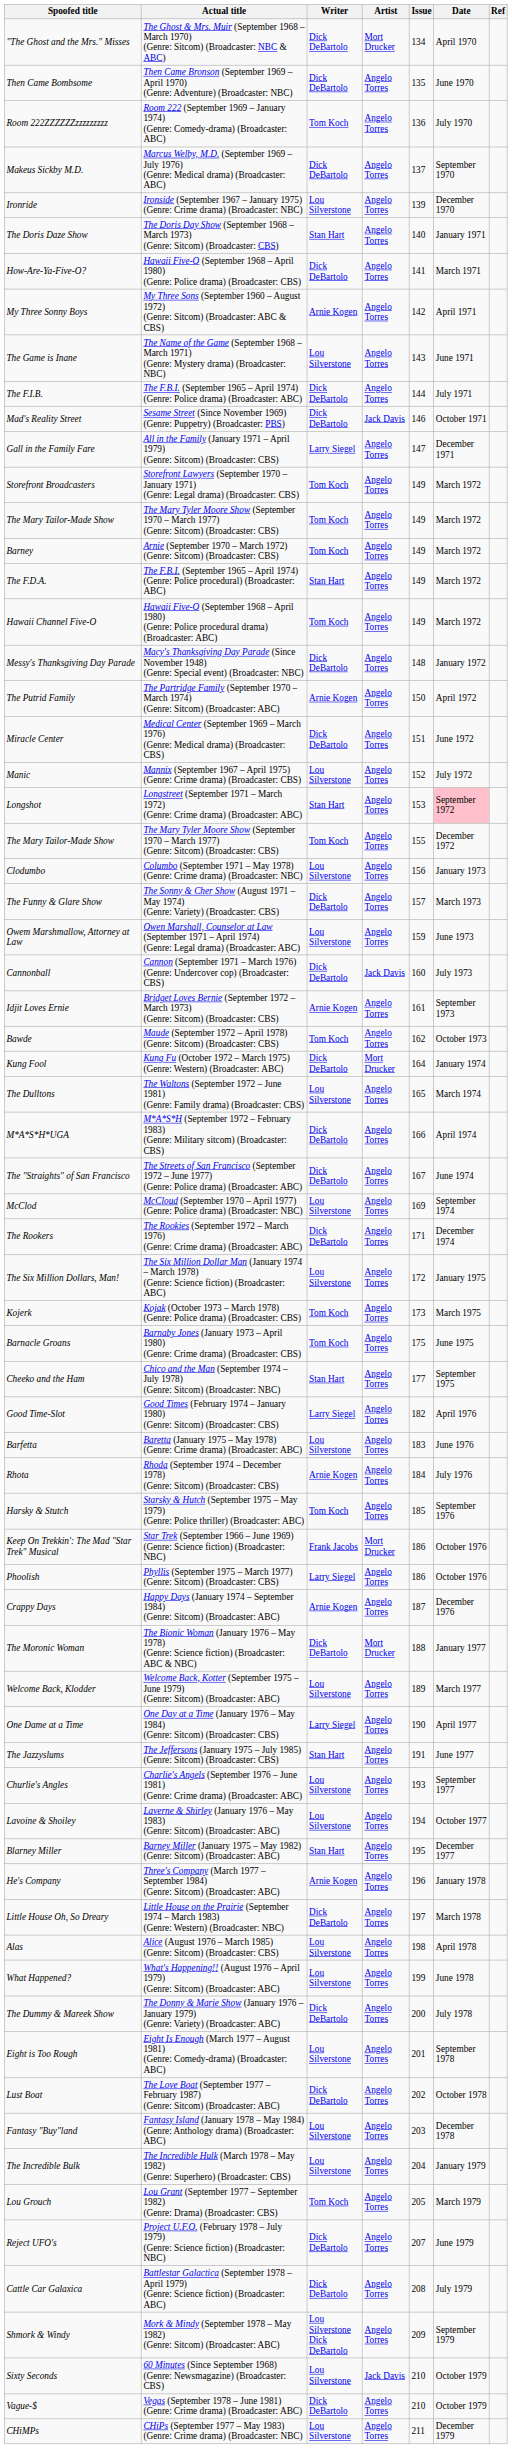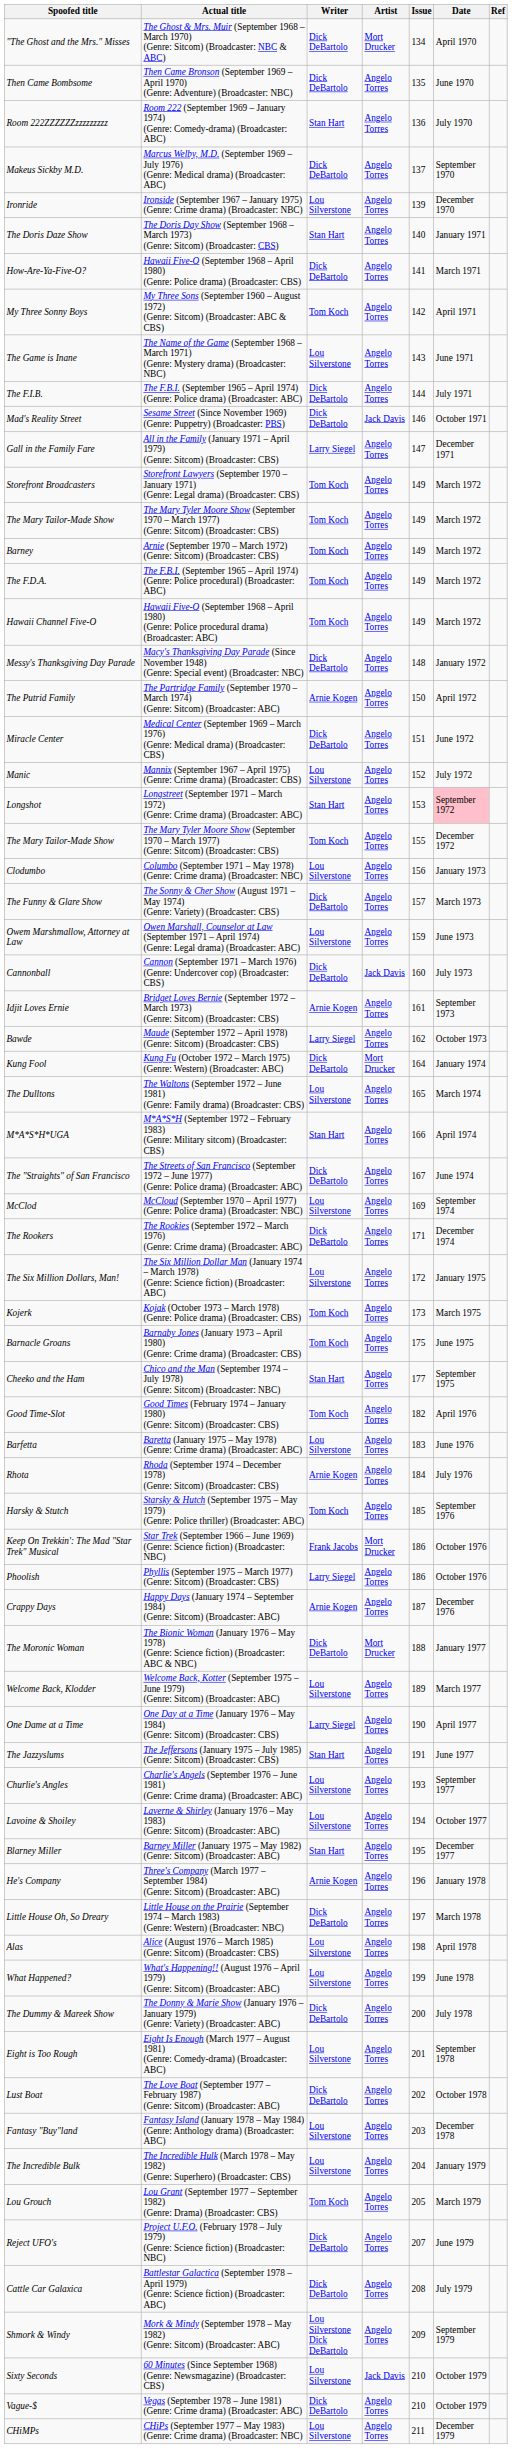(329, 123) Tom Koch -> (327, 123) Stan Hart
(333, 312) Arnie Kogen -> (329, 312) Tom Koch
(327, 581) Stan Hart -> (329, 581) Tom Koch
(329, 1038) Tom Koch -> (332, 1038) Larry Siegel
(328, 1135) Dick DeBartolo -> (327, 1135) Stan Hart
(332, 1414) Larry Siegel -> (329, 1414) Tom Koch
